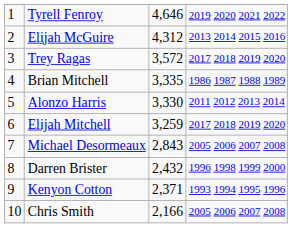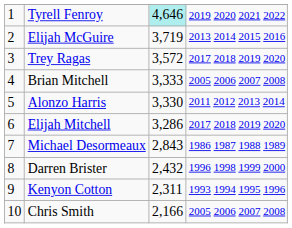(168, 15) no background -> (168, 15) paleturquoise background
(168, 37) 4,312 -> (168, 37) 3,719
(168, 80) 3,335 -> (168, 80) 3,333
(237, 80) 1986 1987 1988 1989 -> (237, 80) 2005 2006 2007 2008
(168, 124) 3,259 -> (168, 124) 3,286
(237, 146) 2005 2006 2007 2008 -> (237, 146) 1986 1987 1988 1989
(168, 189) 2,371 -> (167, 189) 2,311
